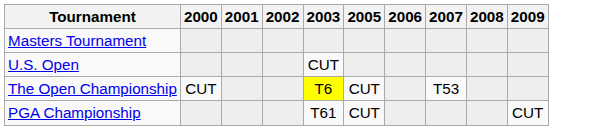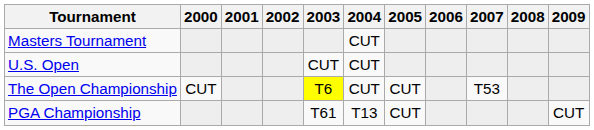+ column: (364, 17)
